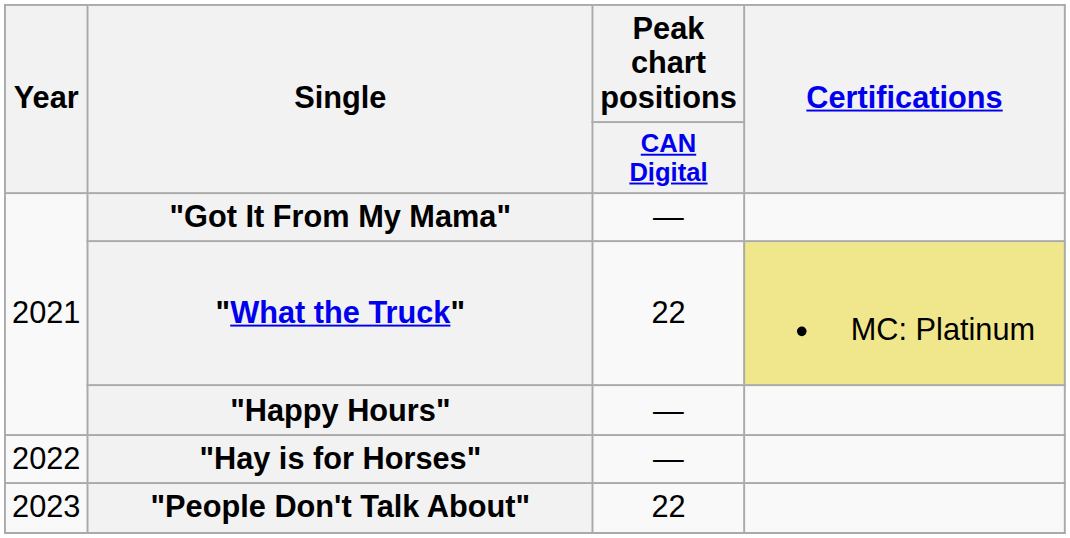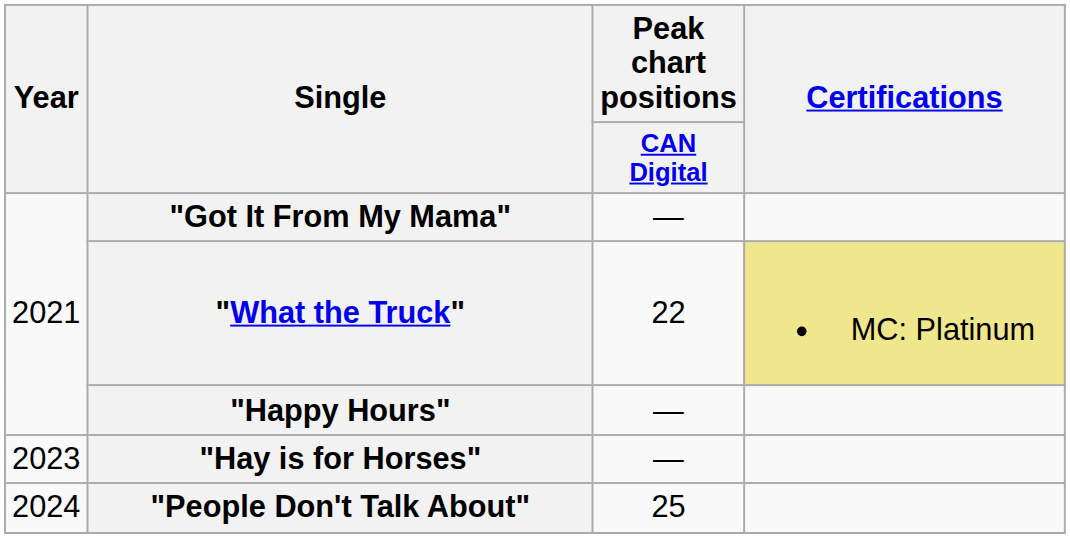(46, 458) 2022 -> (46, 458) 2023
(46, 507) 2023 -> (46, 507) 2024
(668, 507) 22 -> (668, 507) 25
